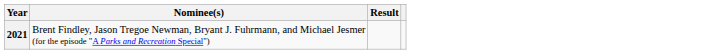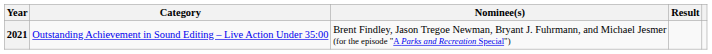+ column: (180, 12)
